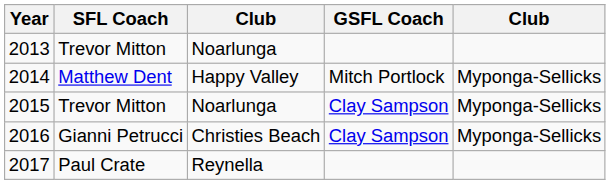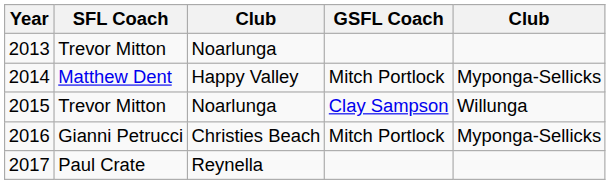(529, 106) Myponga-Sellicks -> (492, 106) Willunga
(389, 135) Clay Sampson -> (387, 135) Mitch Portlock
